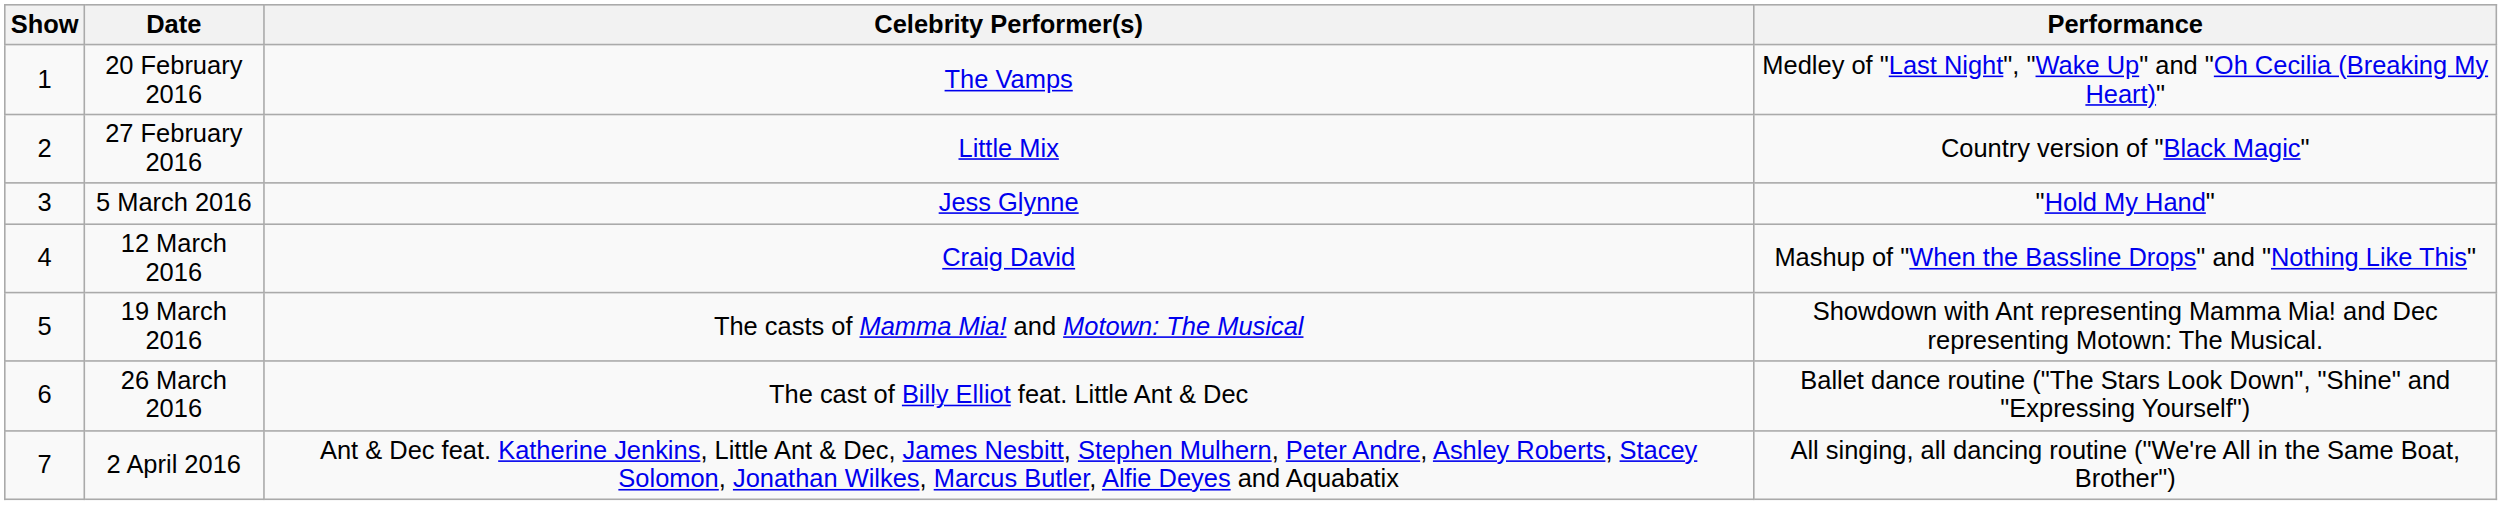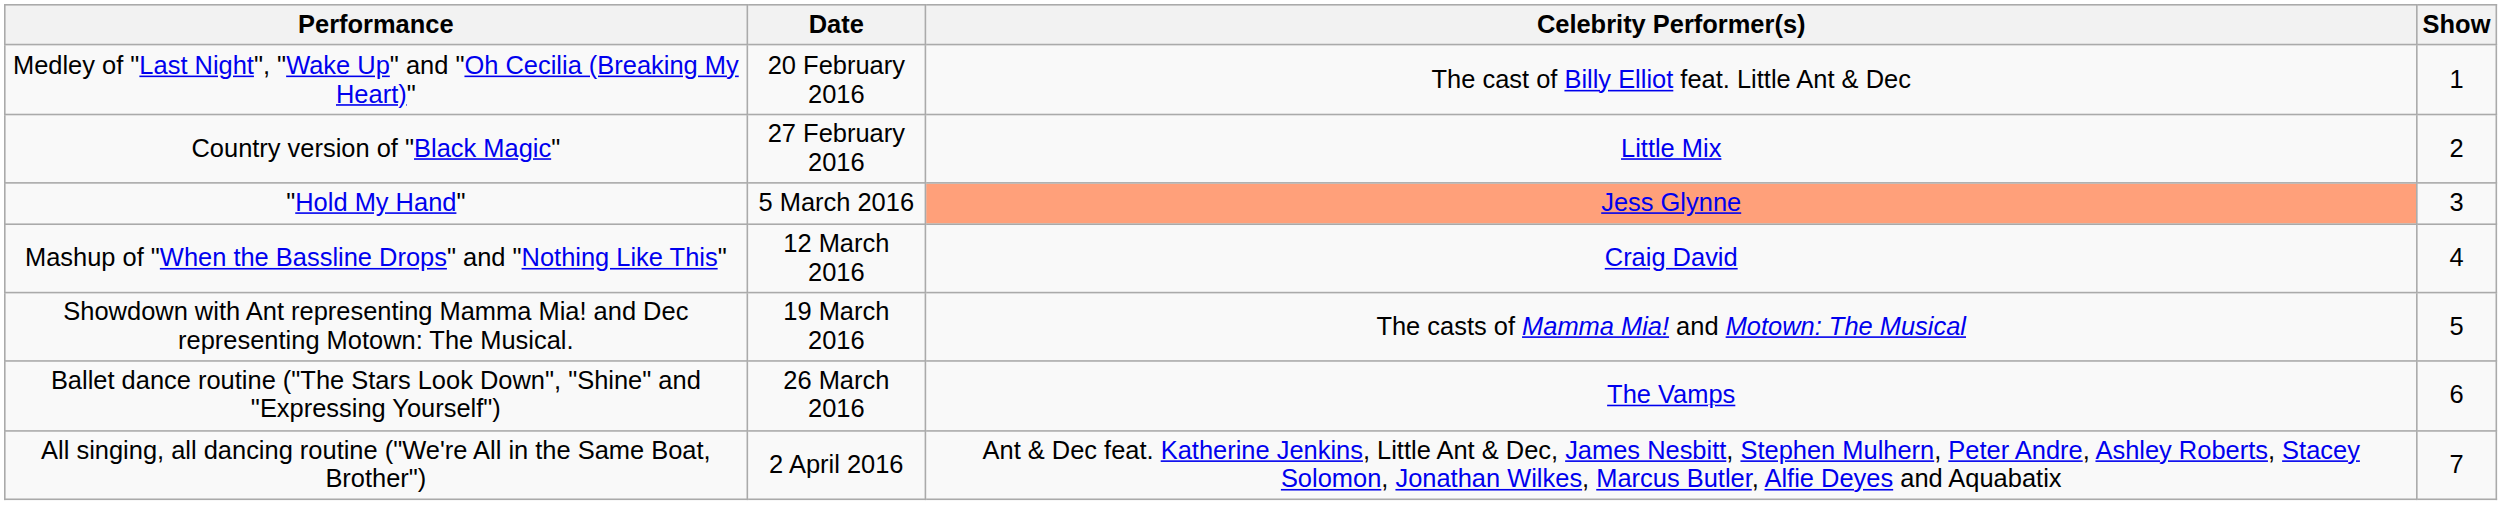columns swapped: (45, 24) <-> (2125, 24)
(1009, 79) The Vamps -> (1671, 79) The cast of Billy Elliot feat. Little Ant & Dec
(1009, 202) no background -> (1671, 202) lightsalmon background
(1009, 395) The cast of Billy Elliot feat. Little Ant & Dec -> (1671, 395) The Vamps
